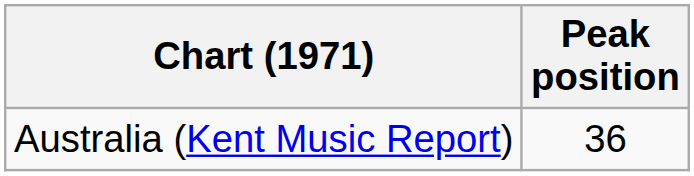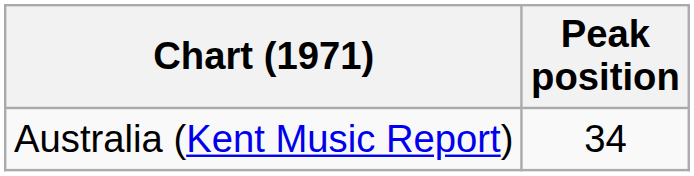(605, 138) 36 -> (605, 138) 34
